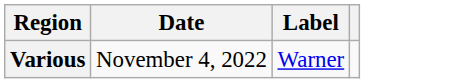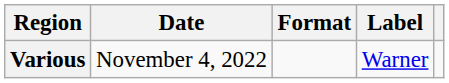+ column: (314, 22)
